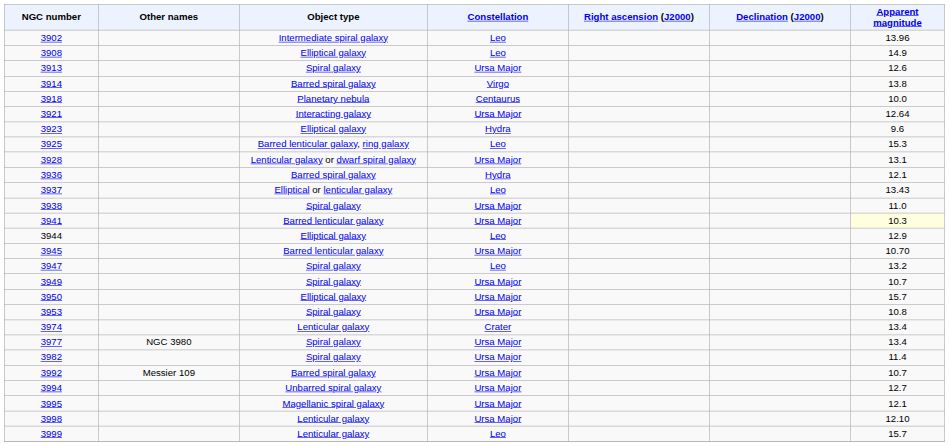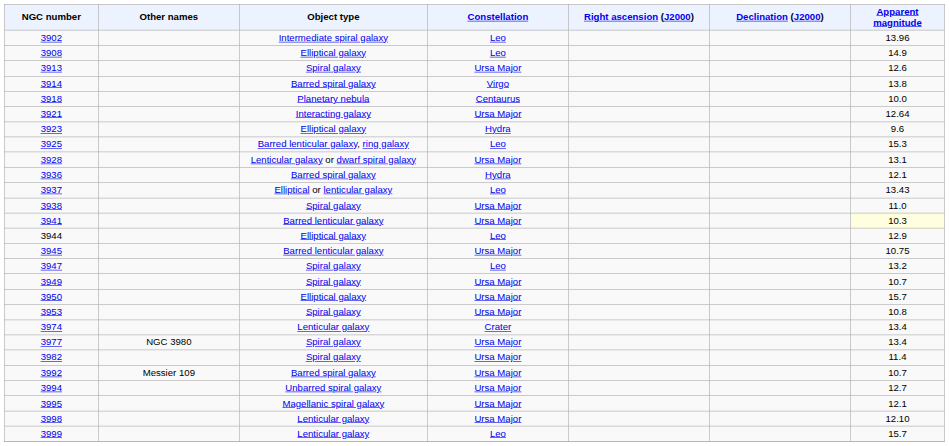(897, 251) 10.70 -> (897, 251) 10.75
